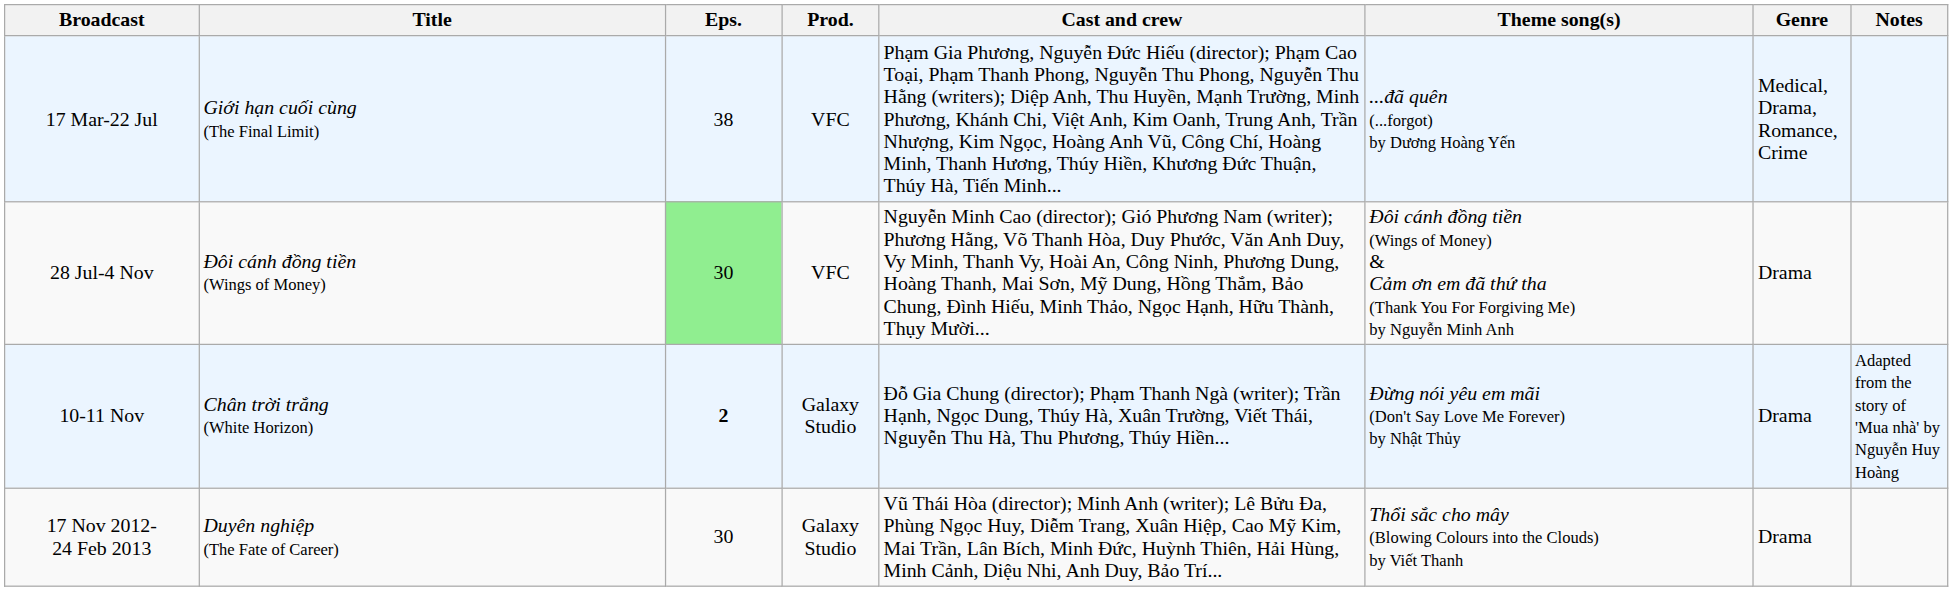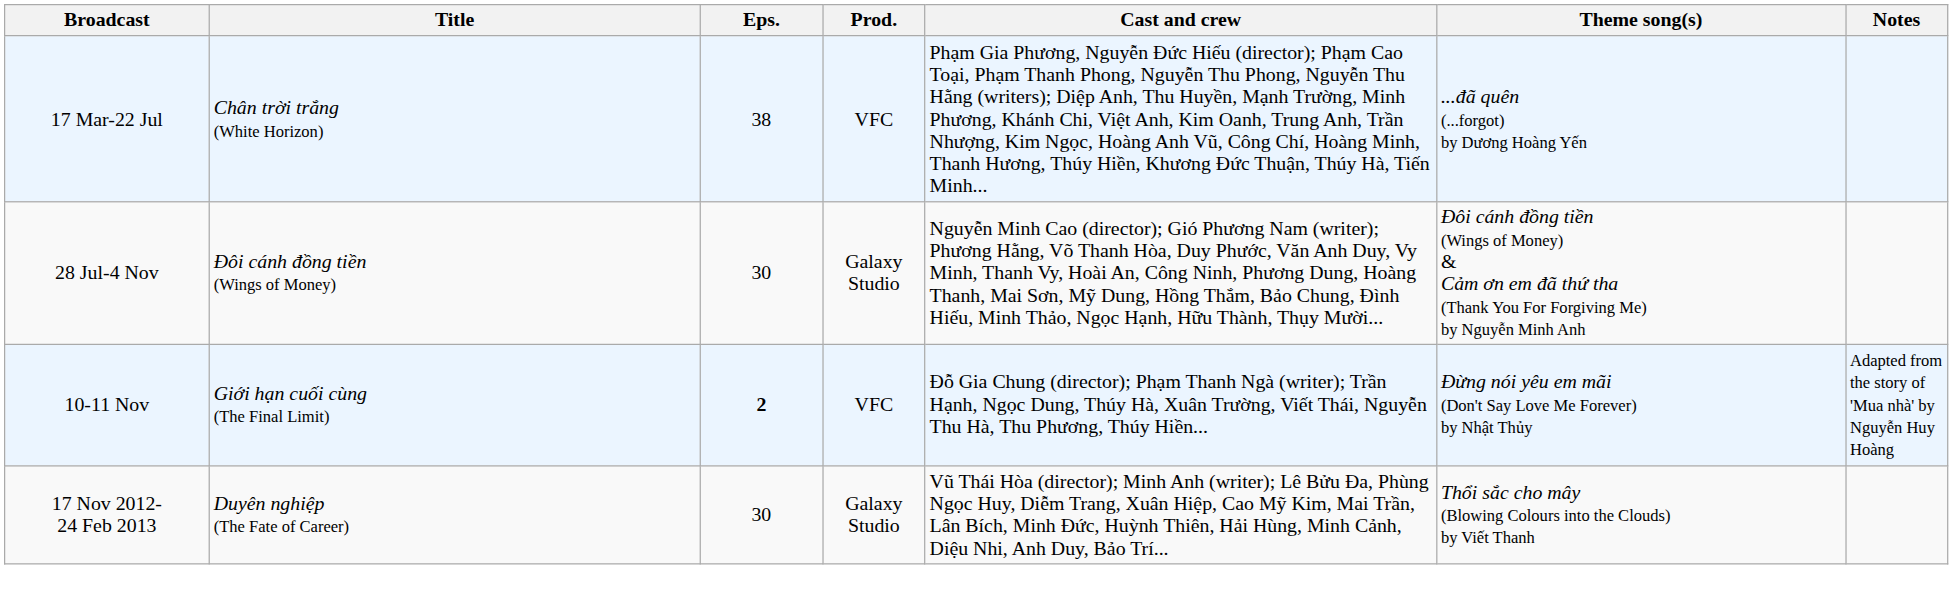- column: (1802, 20)
(280, 118) Giới hạn cuối cùng (The Final Limit) -> (276, 118) Chân trời trắng (White Horizon)
(724, 272) lightgreen background -> (761, 272) no background
(830, 272) VFC -> (874, 272) Galaxy Studio
(266, 415) Chân trời trắng (White Horizon) -> (290, 404) Giới hạn cuối cùng (The Final Limit)
(830, 415) Galaxy Studio -> (874, 404) VFC
